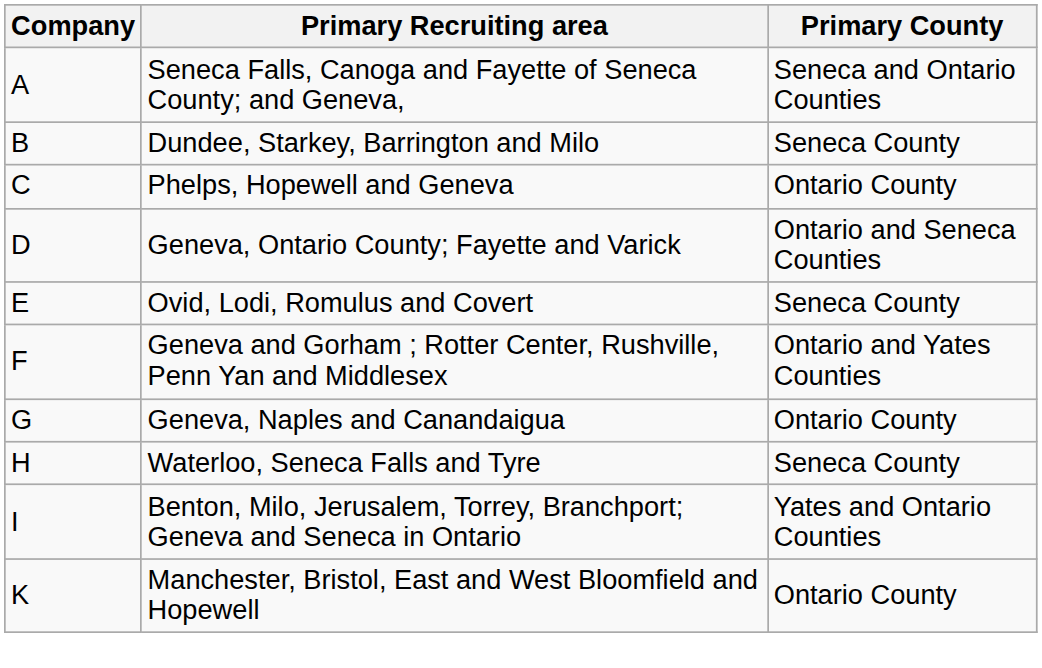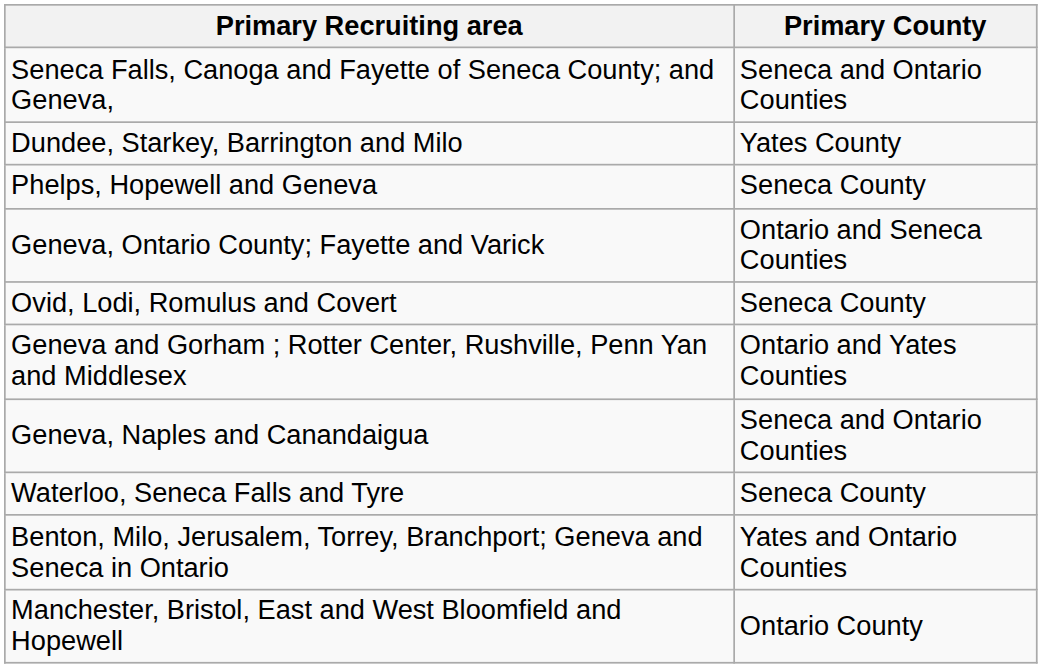- column: (73, 26)
(867, 142) Seneca County -> (821, 142) Yates County
(865, 186) Ontario County -> (833, 186) Seneca County
(865, 419) Ontario County -> (861, 435) Seneca and Ontario Counties
